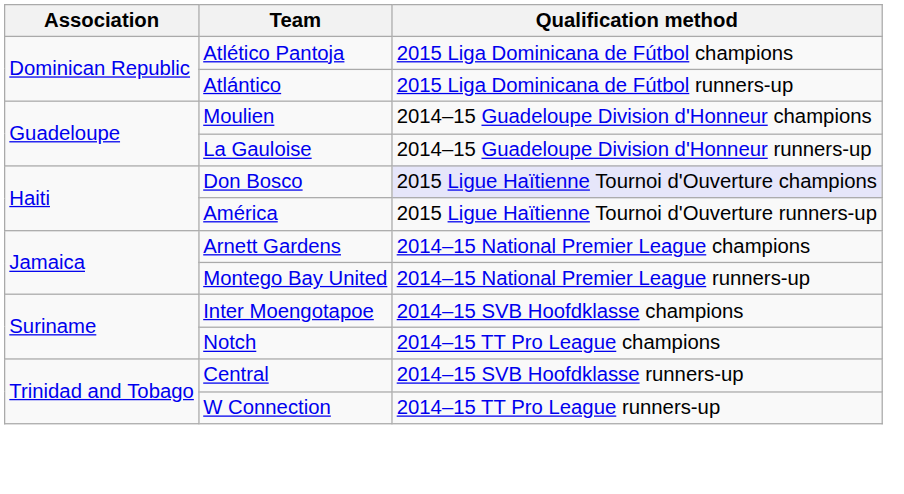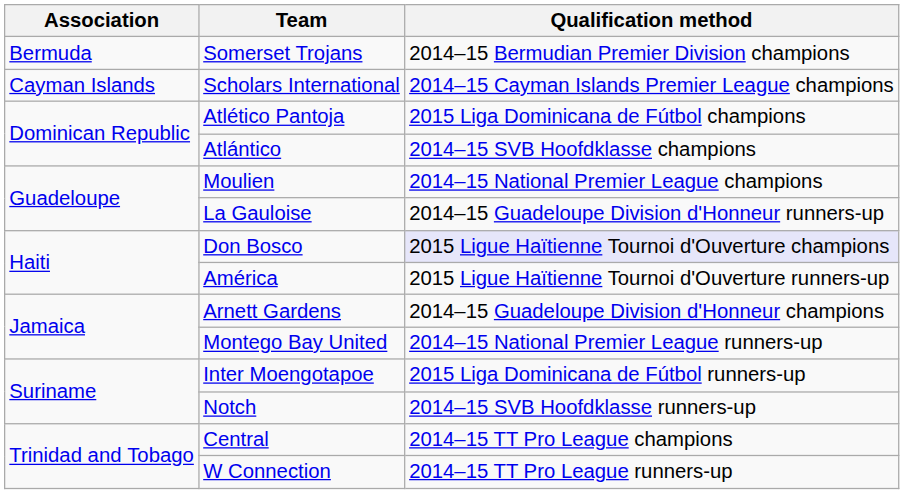+ row: (283, 52)
+ row: (301, 85)
(595, 85) 2015 Liga Dominicana de Fútbol runners-up -> (583, 149) 2014–15 SVB Hoofdklasse champions
(634, 117) 2014–15 Guadeloupe Division d'Honneur champions -> (616, 181) 2014–15 National Premier League champions
(603, 246) 2014–15 National Premier League champions -> (647, 310) 2014–15 Guadeloupe Division d'Honneur champions
(570, 310) 2014–15 SVB Hoofdklasse champions -> (607, 375) 2015 Liga Dominicana de Fútbol runners-up
(558, 342) 2014–15 TT Pro League champions -> (583, 407) 2014–15 SVB Hoofdklasse runners-up
(570, 375) 2014–15 SVB Hoofdklasse runners-up -> (571, 439) 2014–15 TT Pro League champions
